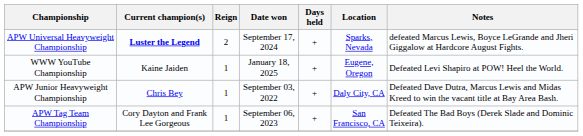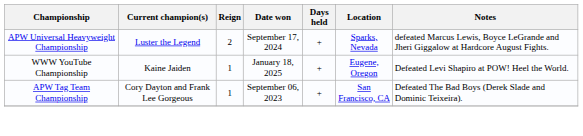(165, 42) bold -> (168, 42) normal
- row: (60, 92)
